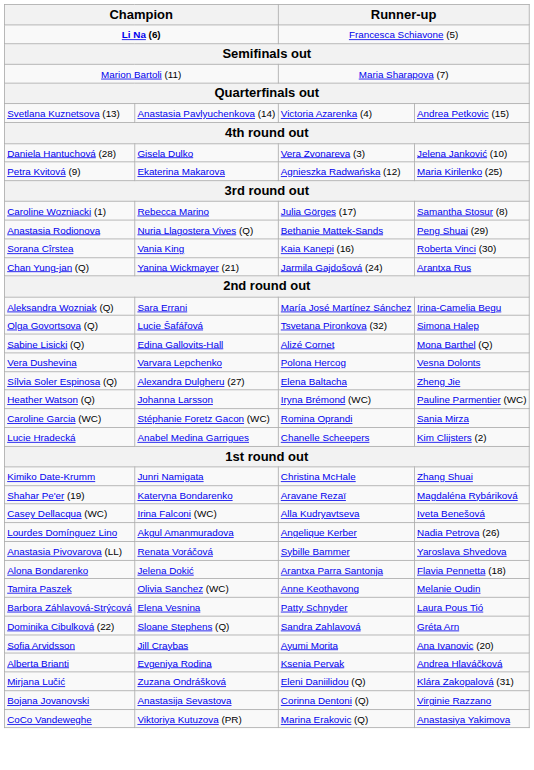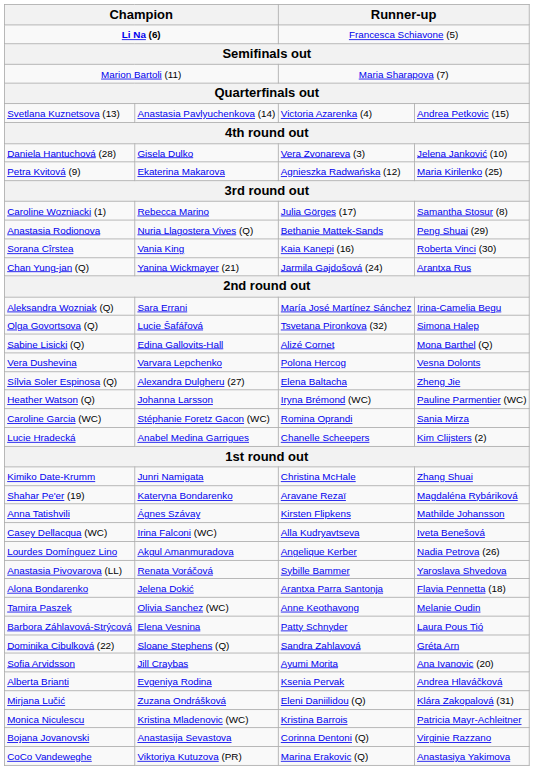+ row: (39, 515)
+ row: (46, 720)
